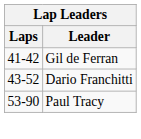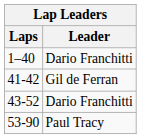+ row: (21, 58)
